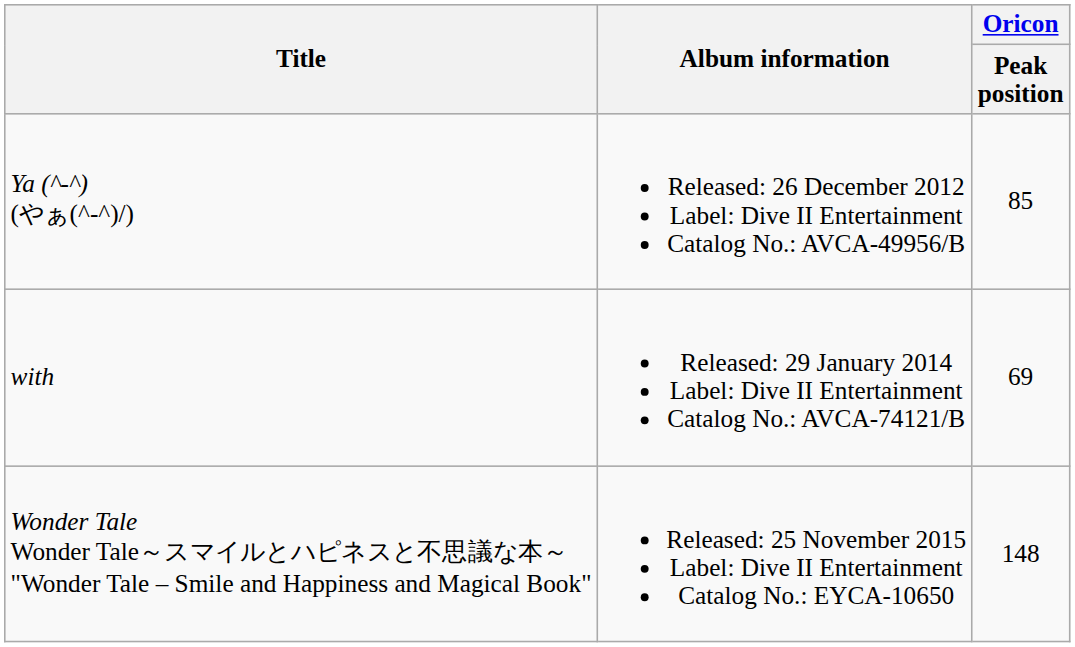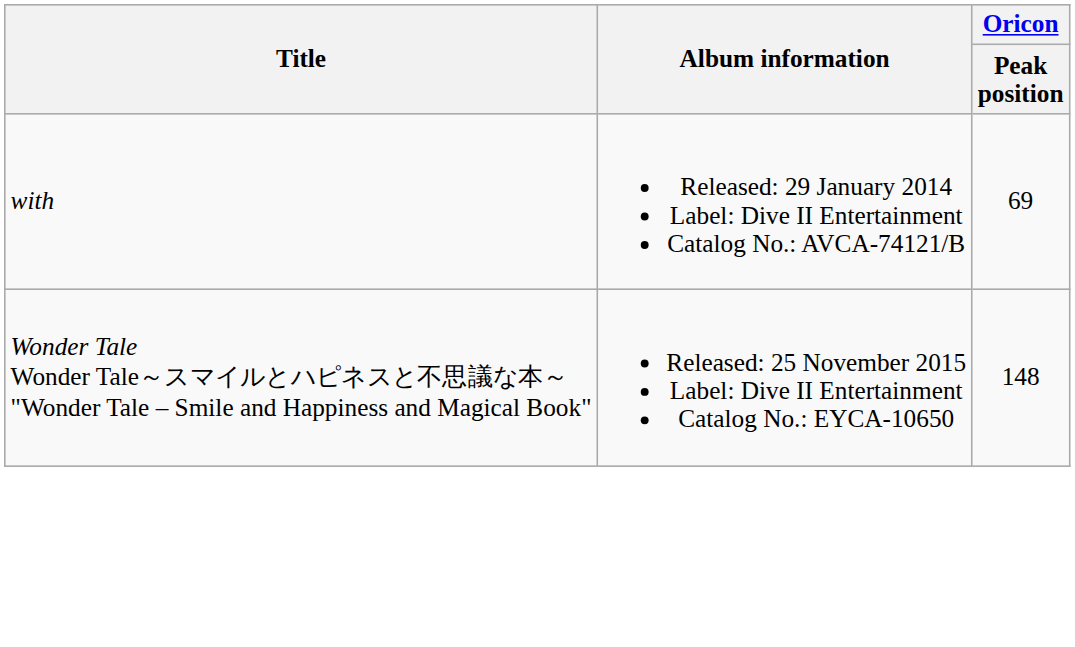- row: (72, 199)
